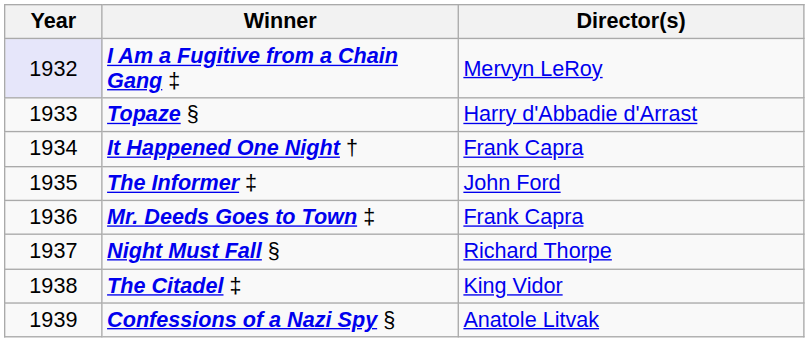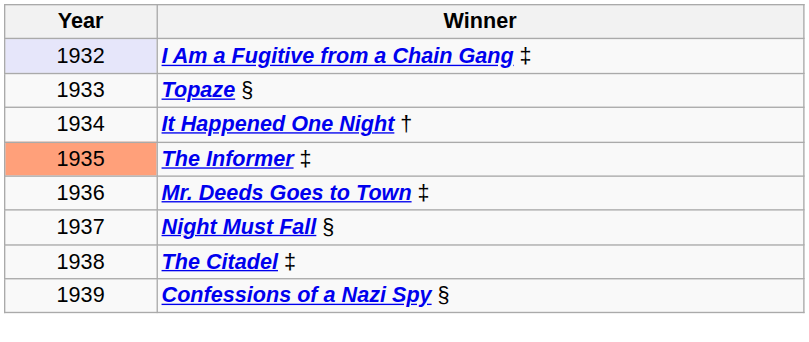- column: (631, 21)
(53, 182) no background -> (81, 158) lightsalmon background
